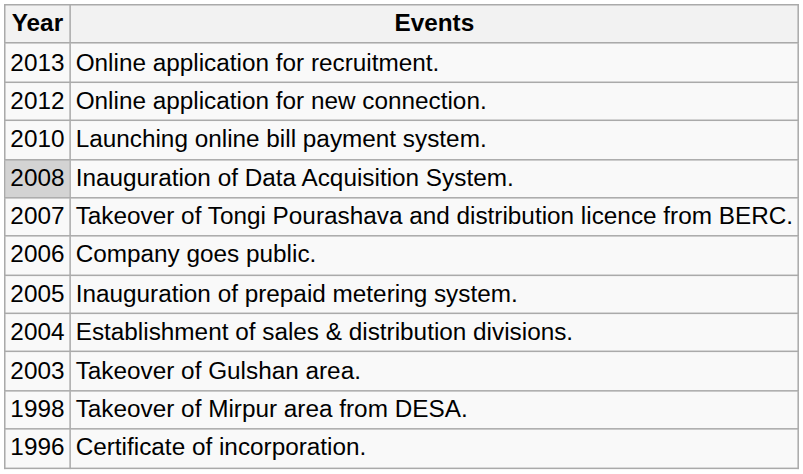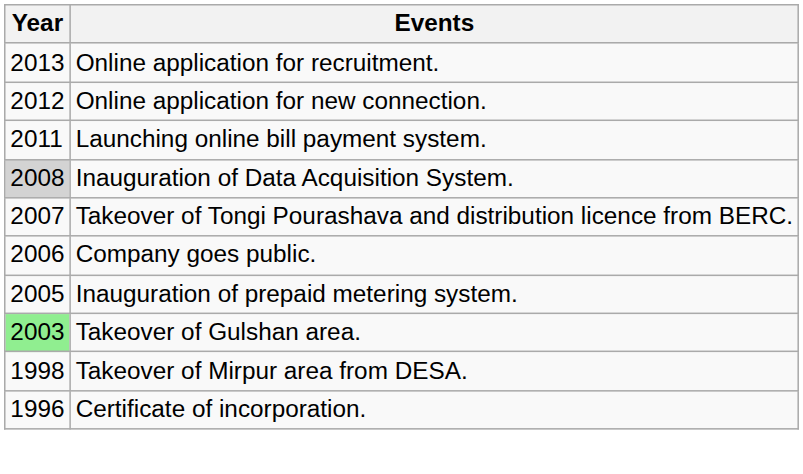(37, 139) 2010 -> (37, 139) 2011
- row: (324, 332)
(37, 370) no background -> (37, 332) lightgreen background
